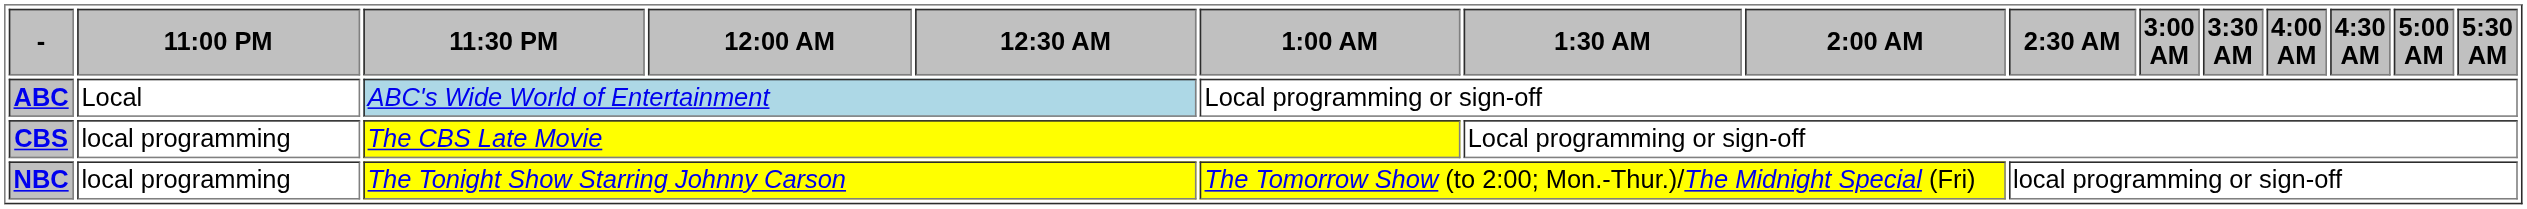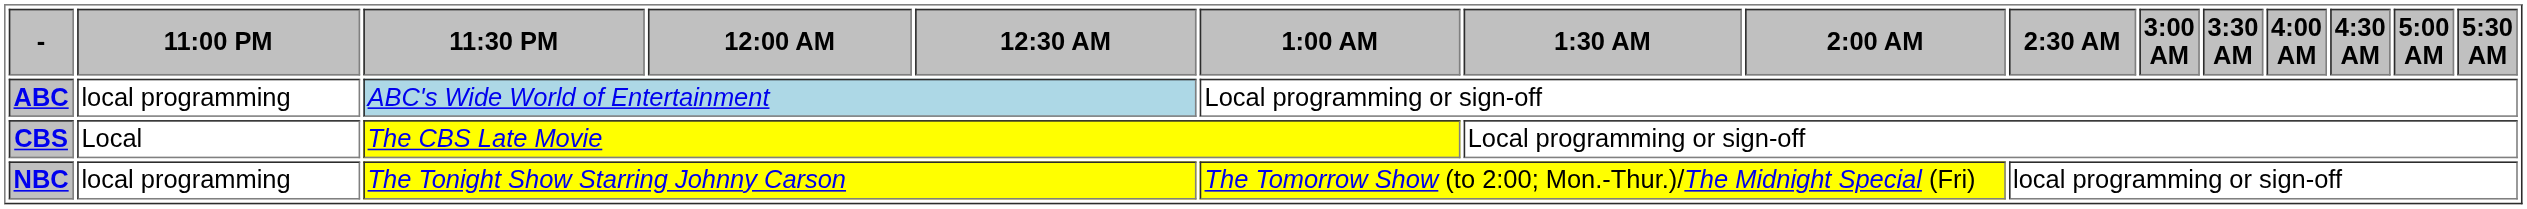(112, 97) Local -> (186, 97) local programming
(186, 138) local programming -> (112, 138) Local
